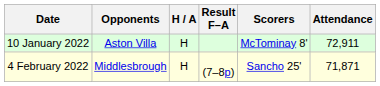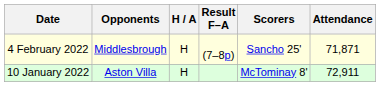rows swapped: (48, 43) <-> (48, 66)
